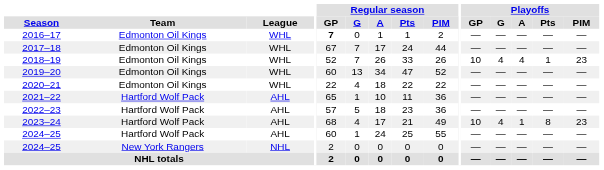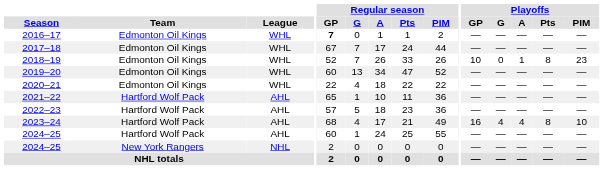(501, 59) 4 -> (501, 59) 0
(522, 59) 4 -> (522, 59) 1
(548, 59) 1 -> (548, 59) 8
(476, 121) 10 -> (476, 121) 16
(522, 121) 1 -> (522, 121) 4
(581, 121) 23 -> (581, 121) 10
